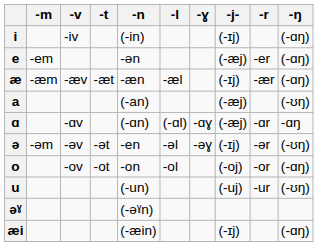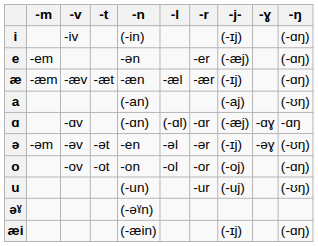columns swapped: (264, 15) <-> (203, 15)
(233, 101) (-æj) -> (233, 101) (-aj)
